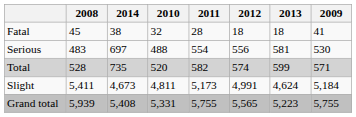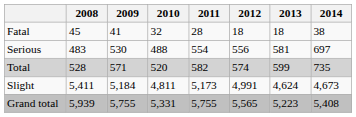columns swapped: (331, 13) <-> (127, 13)
